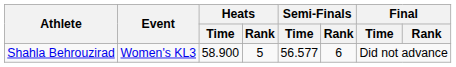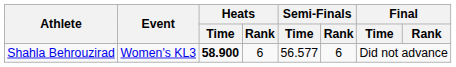(220, 53) normal -> (220, 53) bold
(260, 53) 5 -> (260, 53) 6
